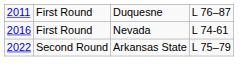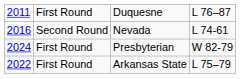(64, 30) First Round -> (72, 30) Second Round
+ row: (144, 47)
(72, 47) Second Round -> (64, 64) First Round
